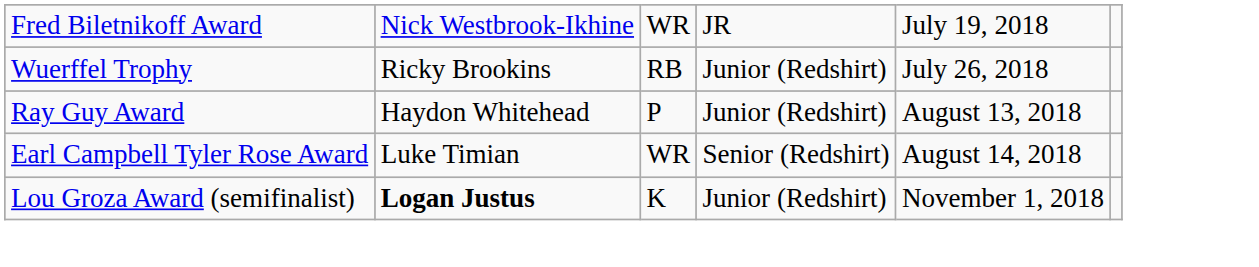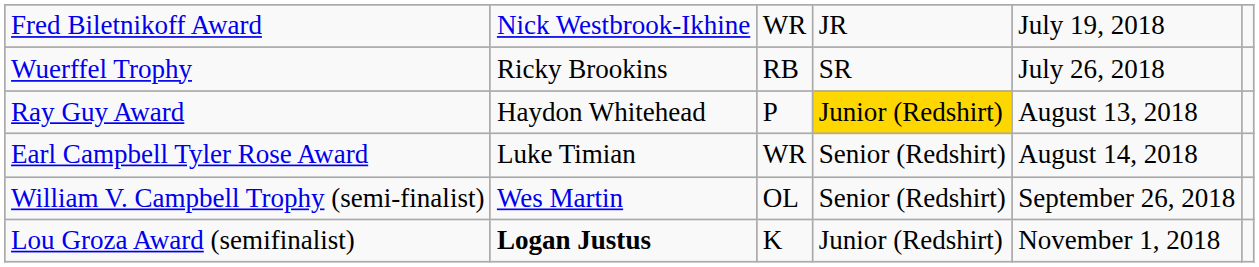(795, 68) Junior (Redshirt) -> (835, 68) SR
(795, 111) no background -> (911, 111) gold background
+ row: (248, 197)
